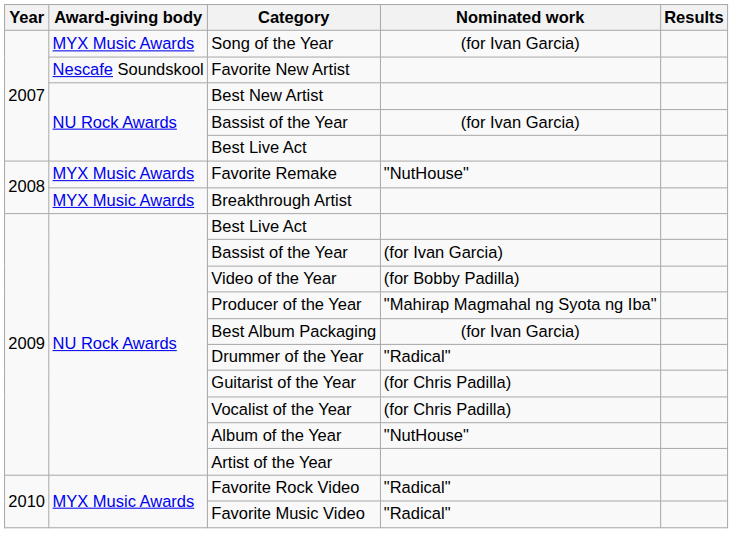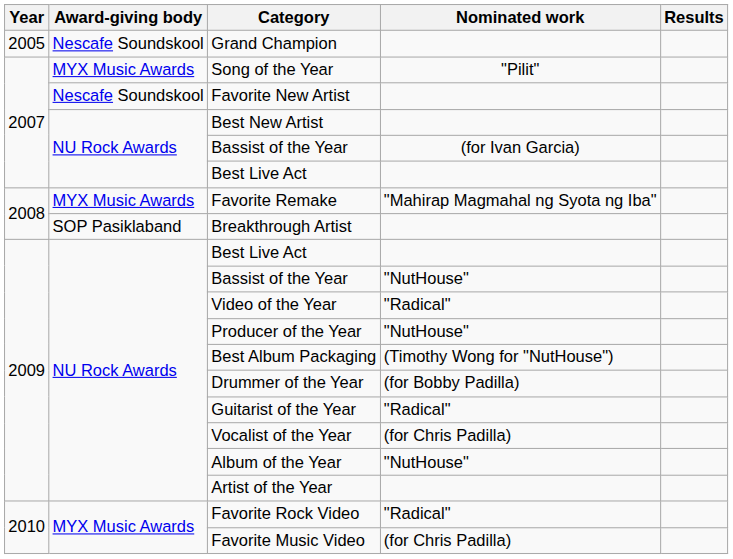+ row: (27, 43)
(520, 43) (for Ivan Garcia) -> (520, 69) "Pilit"
(426, 174) "NutHouse" -> (520, 200) "Mahirap Magmahal ng Syota ng Iba"
(123, 200) MYX Music Awards -> (117, 226) SOP Pasiklaband
(443, 252) (for Ivan Garcia) -> (426, 278) "NutHouse"
(452, 278) (for Bobby Padilla) -> (417, 305) "Radical"
(520, 305) "Mahirap Magmahal ng Syota ng Iba" -> (426, 331) "NutHouse"
(520, 331) (for Ivan Garcia) -> (499, 357) (Timothy Wong for "NutHouse")
(417, 357) "Radical" -> (452, 383) (for Bobby Padilla)
(447, 383) (for Chris Padilla) -> (417, 409) "Radical"
(417, 514) "Radical" -> (447, 540) (for Chris Padilla)
